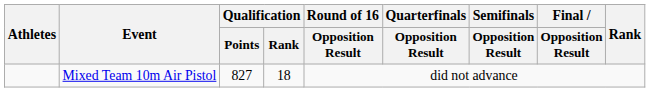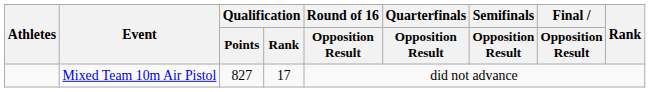(284, 76) 18 -> (284, 76) 17
